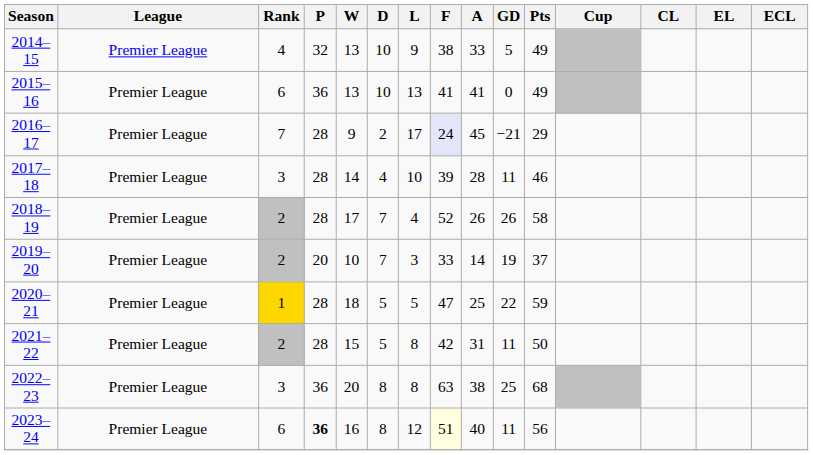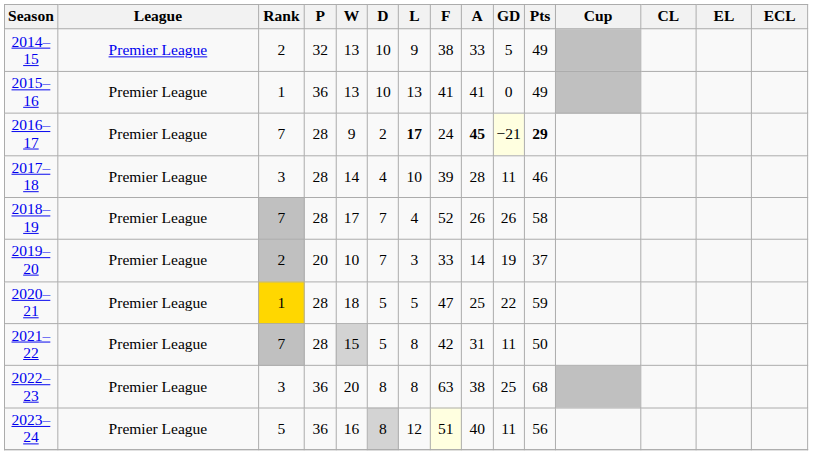(281, 50) 4 -> (281, 50) 2
(281, 92) 6 -> (281, 92) 1
(414, 134) normal -> (414, 134) bold
(446, 134) lavender background -> (446, 134) no background
(477, 134) normal -> (477, 134) bold
(509, 134) no background -> (509, 134) lightyellow background
(540, 134) normal -> (540, 134) bold
(281, 218) 2 -> (281, 218) 7
(281, 344) 2 -> (281, 344) 7
(352, 344) no background -> (352, 344) lightgrey background
(281, 428) 6 -> (281, 428) 5
(320, 428) bold -> (320, 428) normal
(383, 428) no background -> (383, 428) lightgrey background
